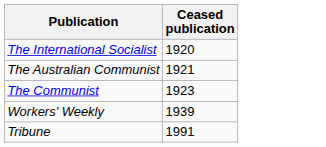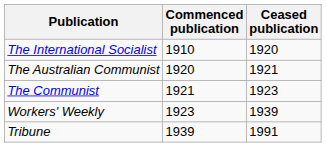+ column: (204, 22)
